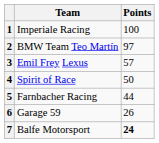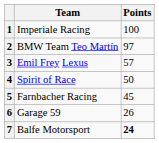(129, 96) 44 -> (129, 96) 45
